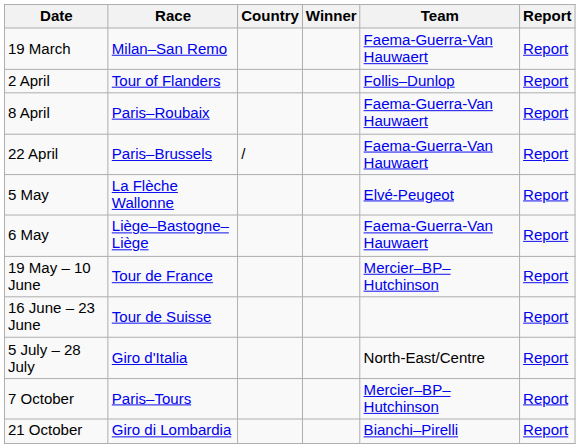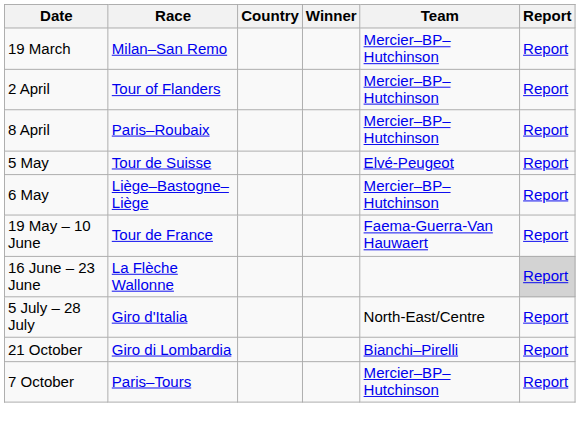(428, 48) Faema-Guerra-Van Hauwaert -> (407, 48) Mercier–BP–Hutchinson
(409, 81) Follis–Dunlop -> (407, 89) Mercier–BP–Hutchinson
(428, 113) Faema-Guerra-Van Hauwaert -> (407, 130) Mercier–BP–Hutchinson
- row: (33, 154)
(145, 194) La Flèche Wallonne -> (162, 162) Tour de Suisse
(428, 235) Faema-Guerra-Van Hauwaert -> (407, 194) Mercier–BP–Hutchinson
(407, 276) Mercier–BP–Hutchinson -> (428, 235) Faema-Guerra-Van Hauwaert
(162, 317) Tour de Suisse -> (145, 276) La Flèche Wallonne
(546, 317) no background -> (546, 276) lightgrey background
rows swapped: (41, 398) <-> (45, 431)
